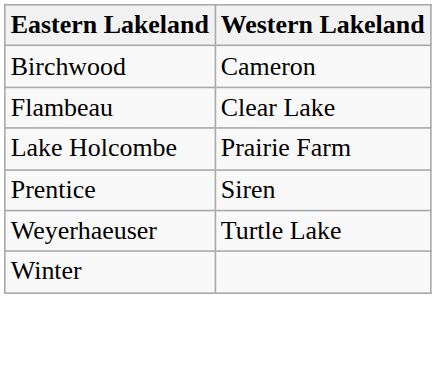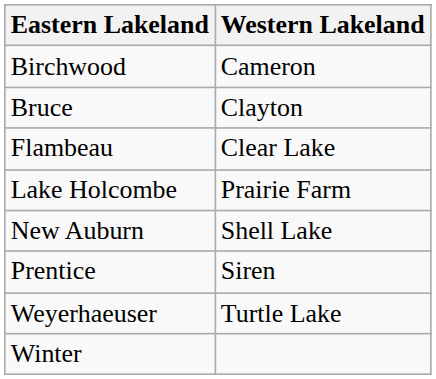+ row: (42, 107)
+ row: (77, 230)
